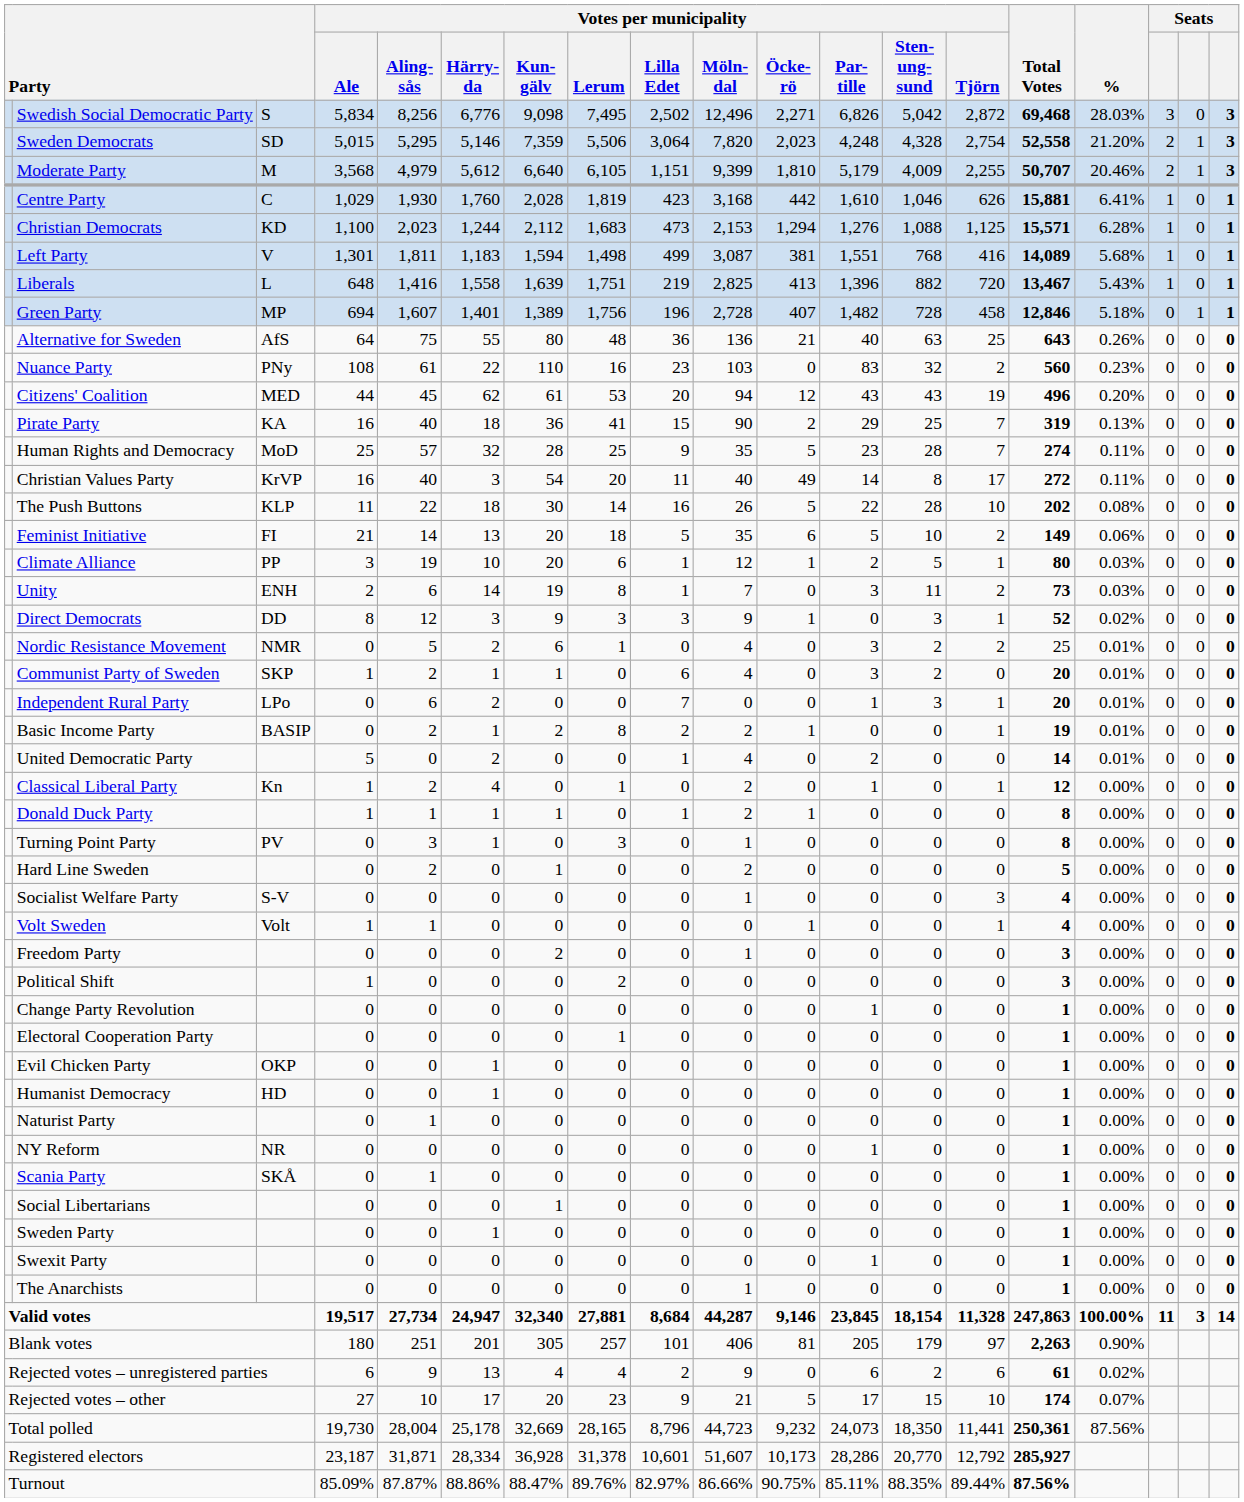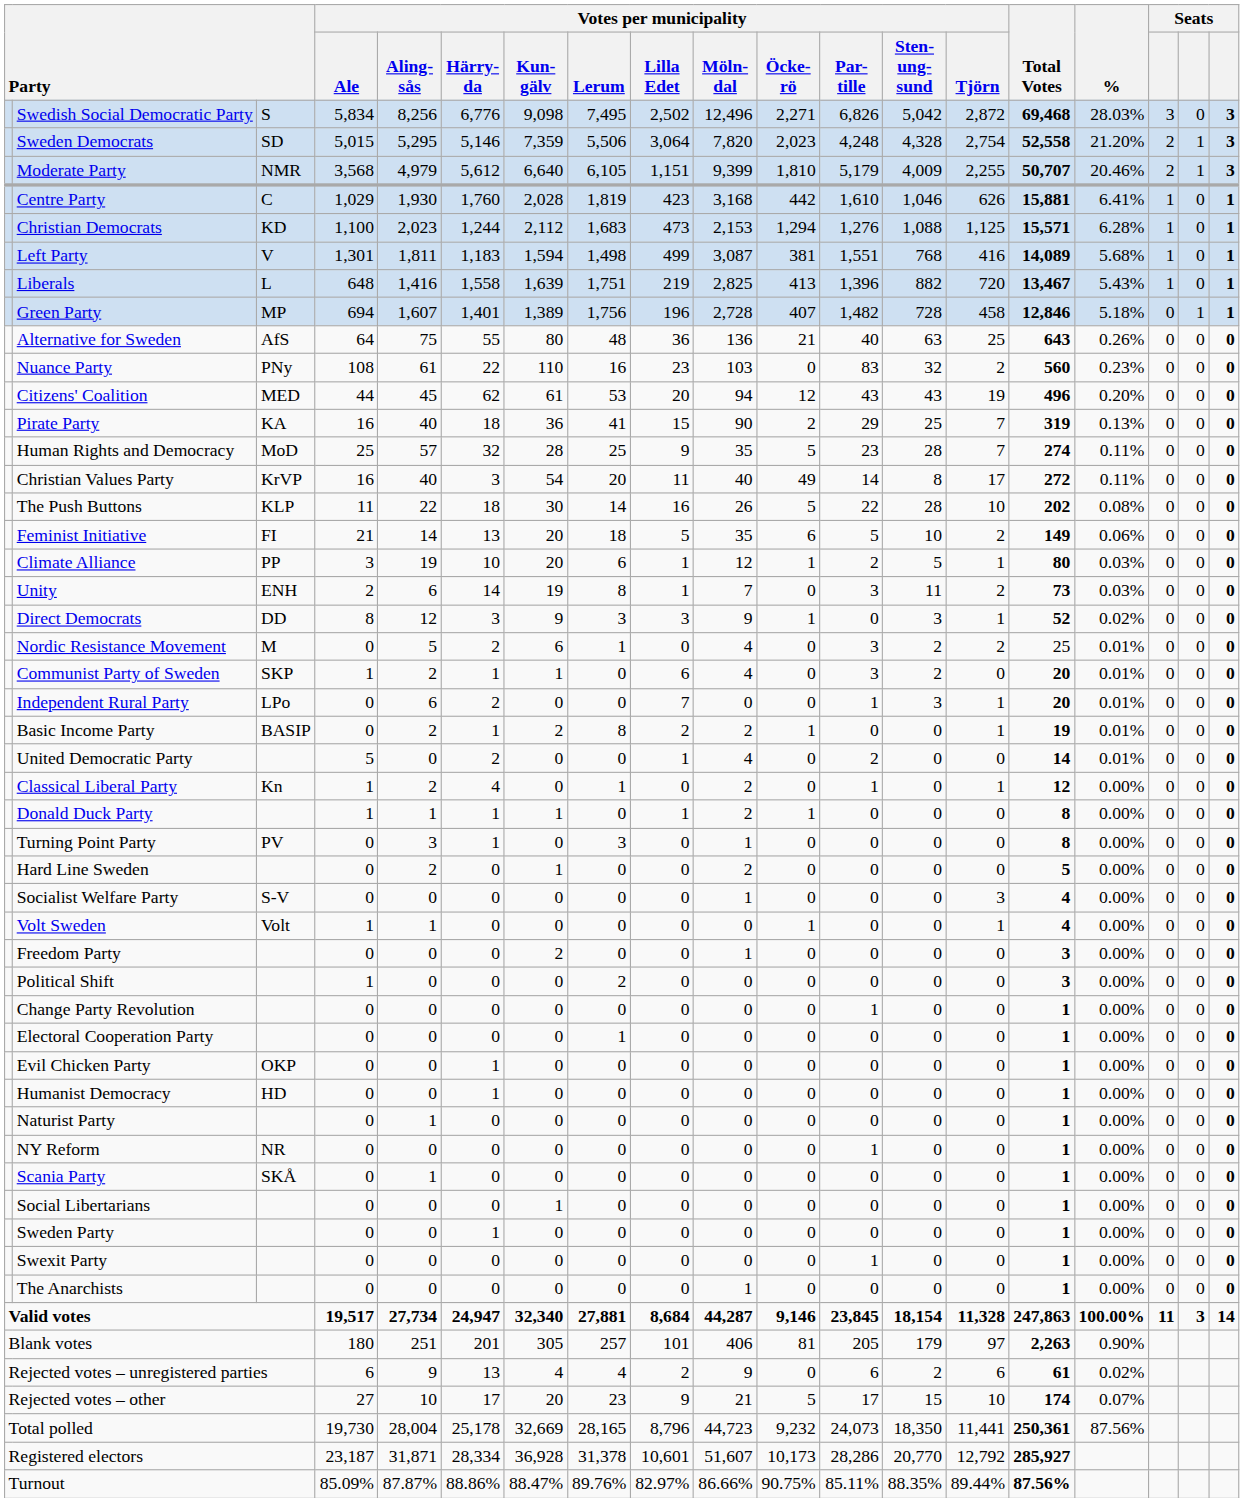(269, 169) M -> (281, 169) NMR
(281, 646) NMR -> (269, 646) M
